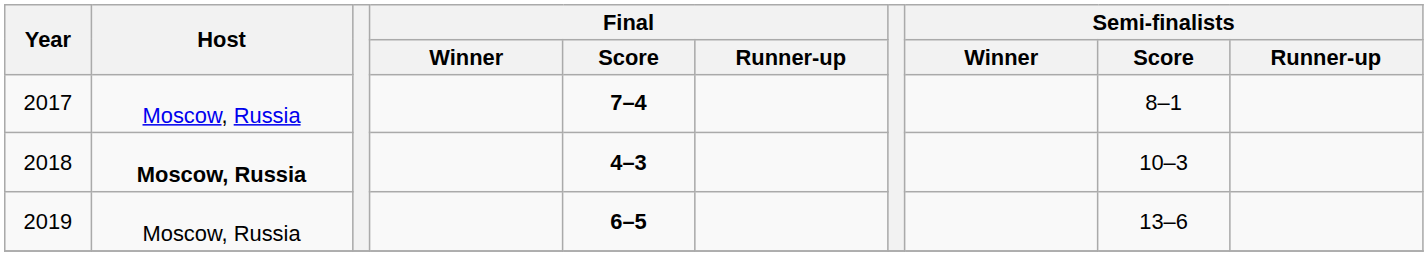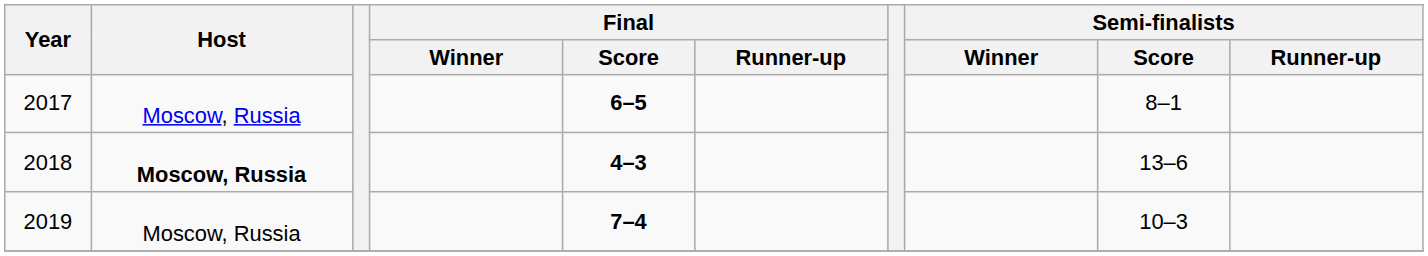(629, 104) 7–4 -> (629, 104) 6–5
(1164, 163) 10–3 -> (1164, 163) 13–6
(629, 222) 6–5 -> (629, 222) 7–4
(1164, 222) 13–6 -> (1164, 222) 10–3
